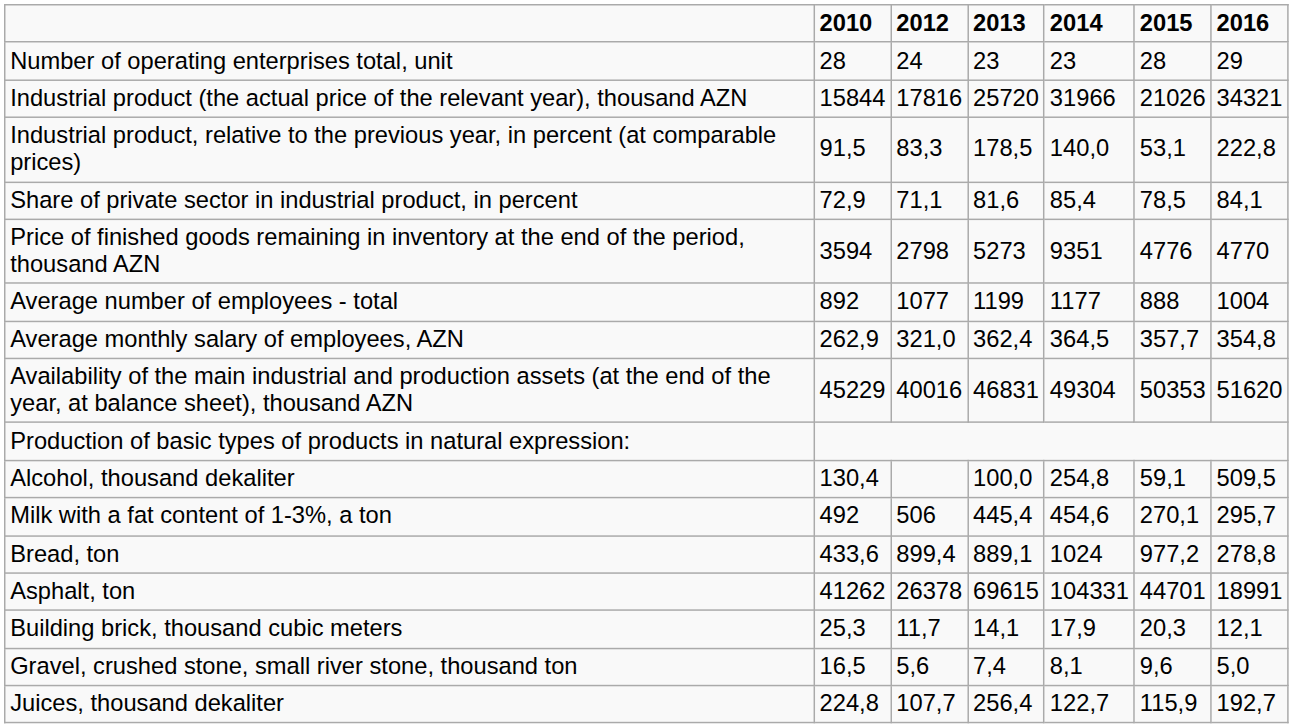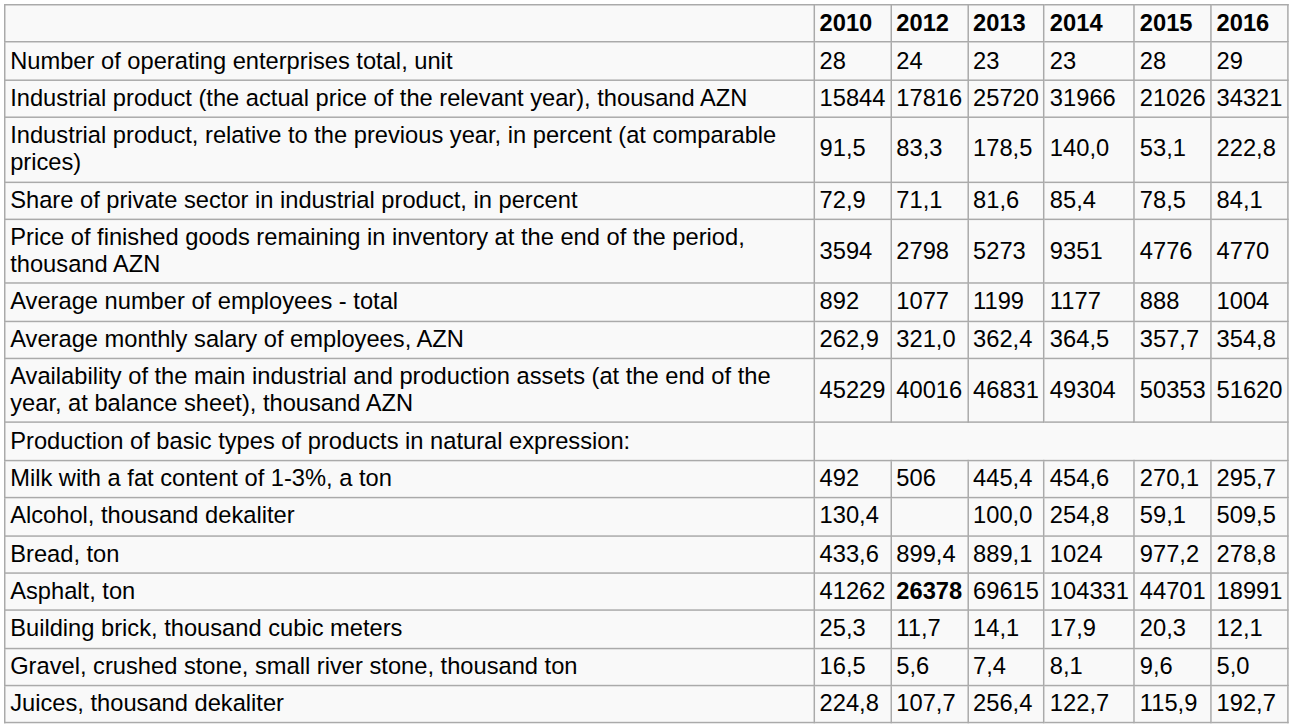rows swapped: (152, 478) <-> (201, 516)
(929, 591) normal -> (929, 591) bold
